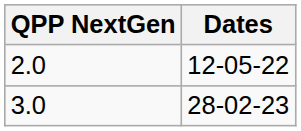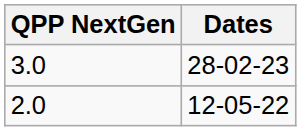rows swapped: (28, 65) <-> (28, 105)
